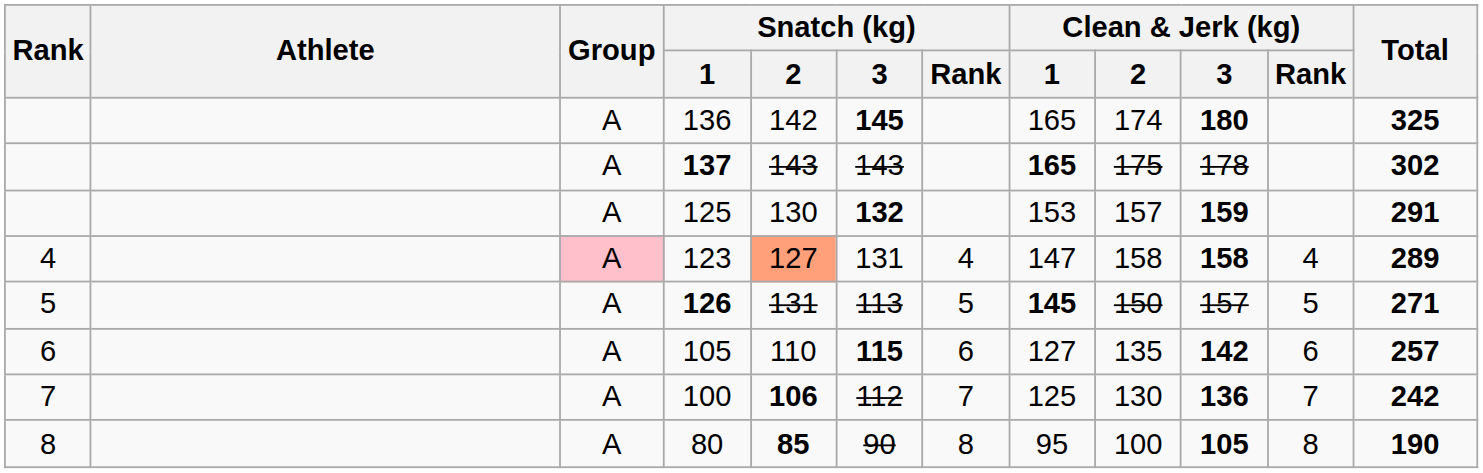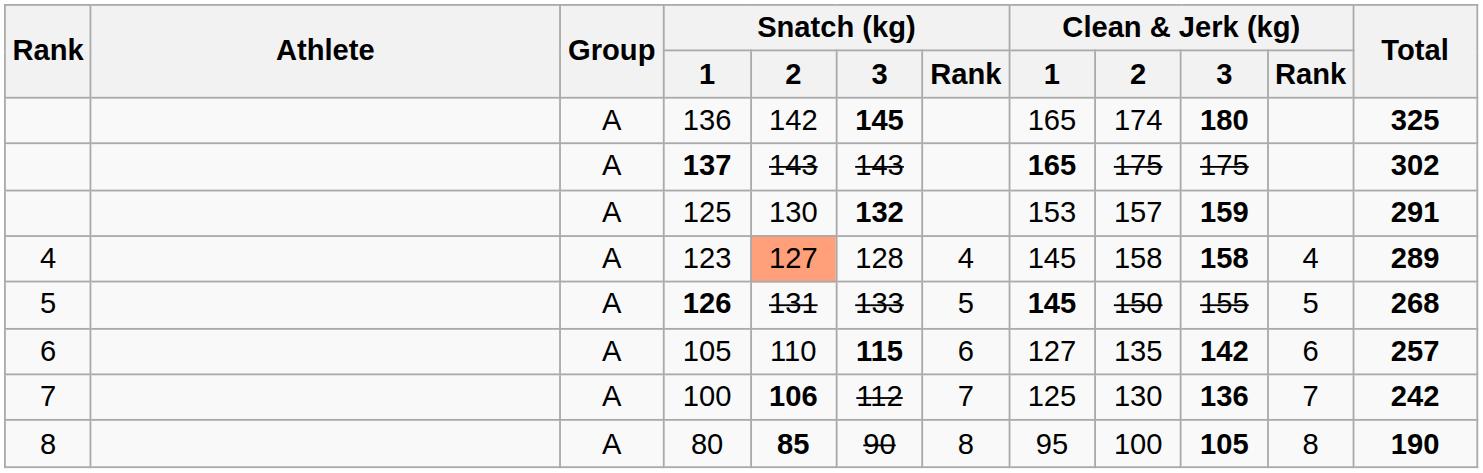(1224, 166) 178 -> (1224, 166) 175
(612, 258) pink background -> (612, 258) no background
(880, 258) 131 -> (880, 258) 128
(1052, 258) 147 -> (1052, 258) 145
(880, 304) 113 -> (880, 304) 133
(1224, 304) 157 -> (1224, 304) 155
(1415, 304) 271 -> (1415, 304) 268
